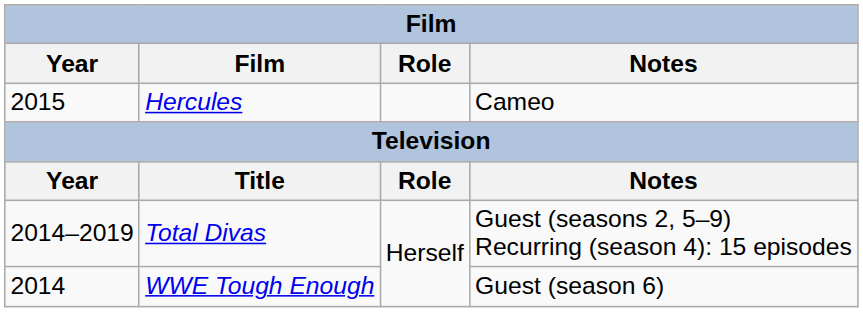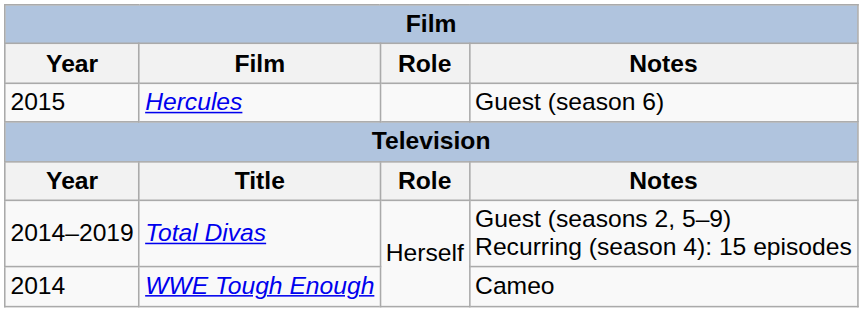(515, 102) Cameo -> (570, 102) Guest (season 6)
(570, 286) Guest (season 6) -> (515, 286) Cameo
